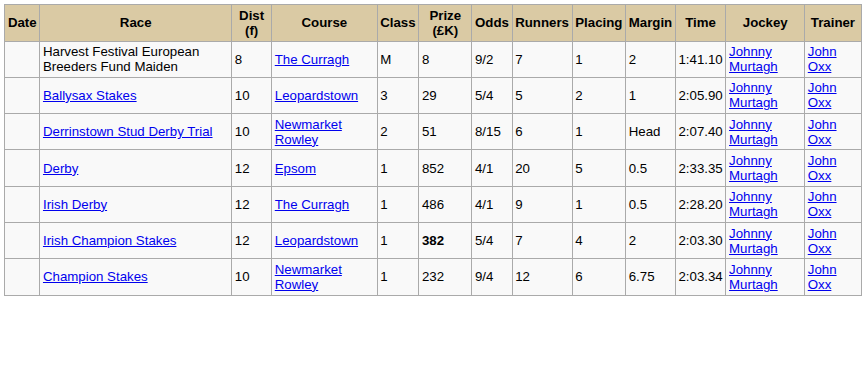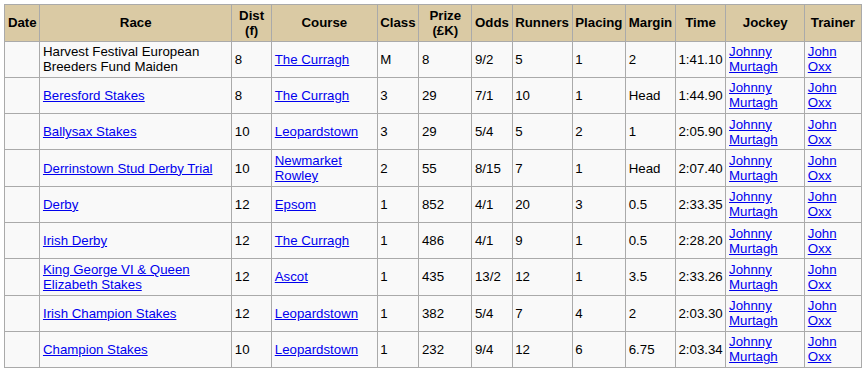(519, 59) 7 -> (519, 59) 5
+ row: (94, 95)
(429, 132) 51 -> (429, 168) 55
(519, 132) 6 -> (519, 168) 7
(579, 168) 5 -> (579, 204) 3
+ row: (116, 277)
(433, 241) bold -> (433, 313) normal
(308, 277) Newmarket Rowley -> (316, 349) Leopardstown
